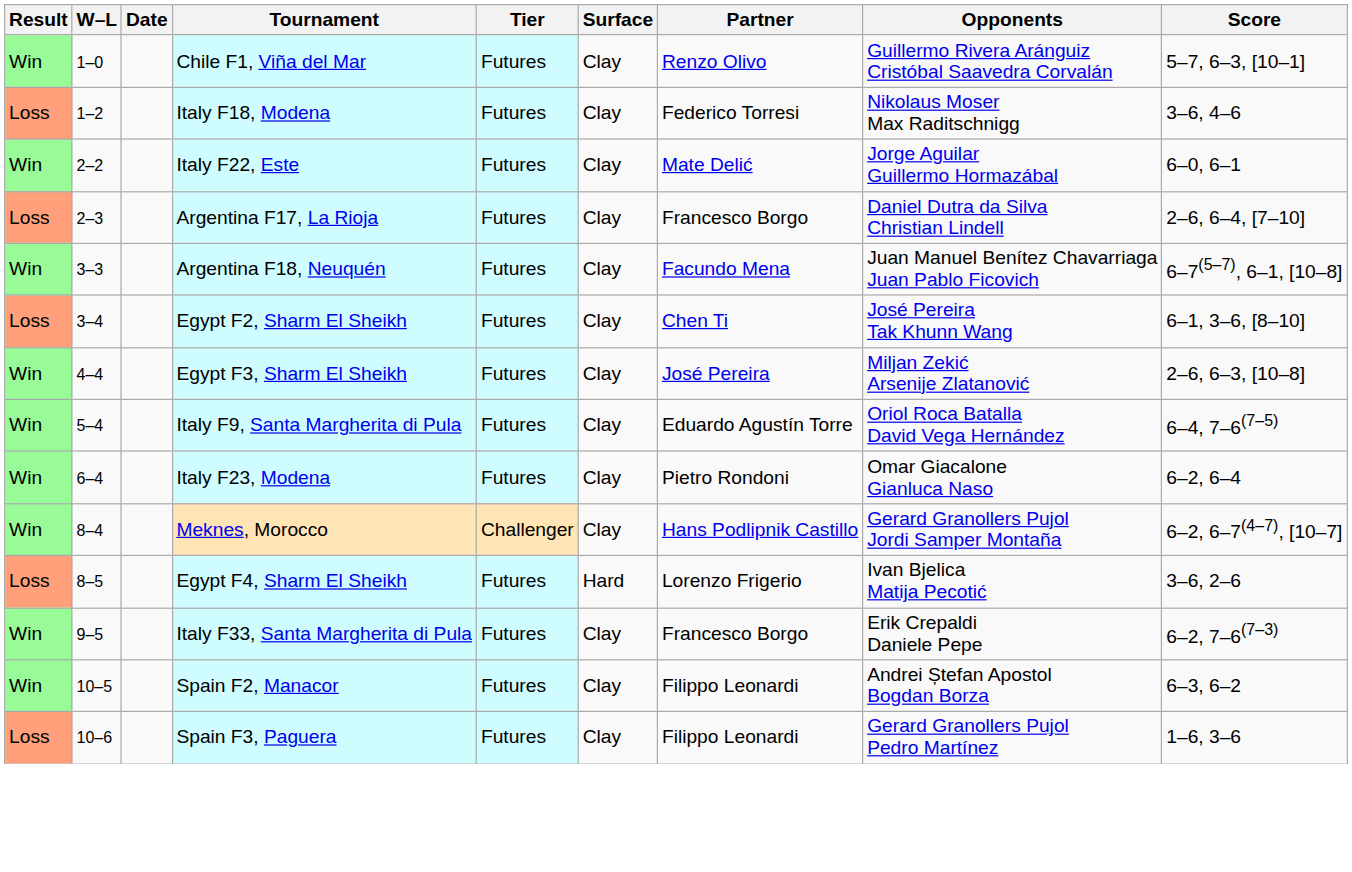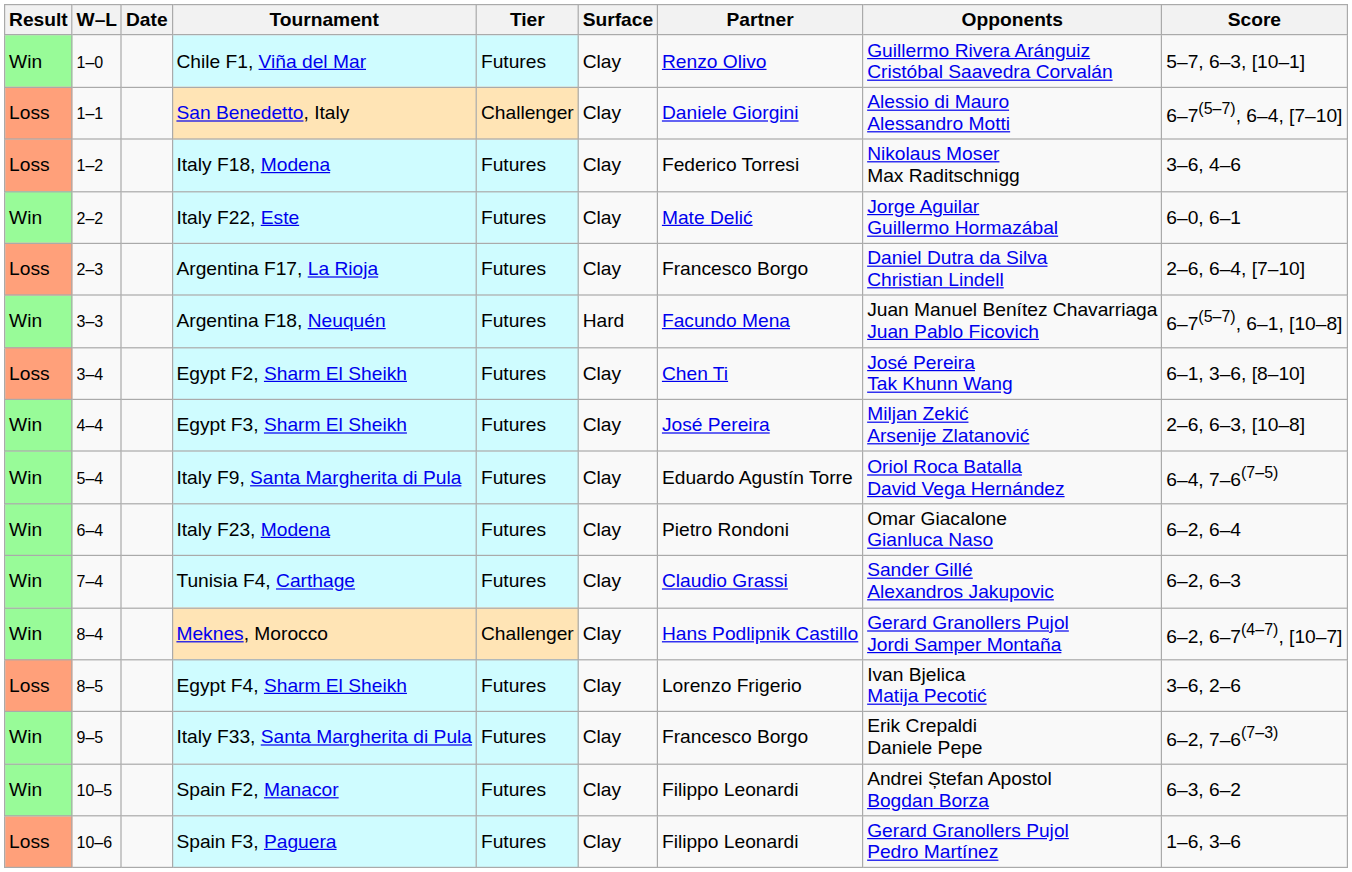+ row: (263, 113)
(602, 269) Clay -> (603, 321) Hard
+ row: (266, 581)
(603, 581) Hard -> (602, 685) Clay
